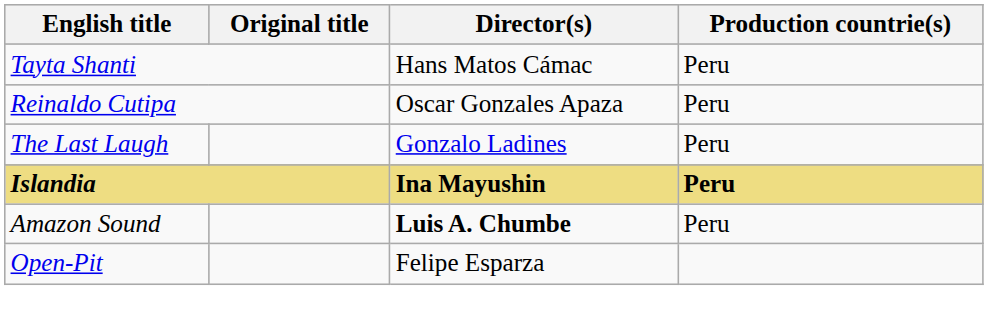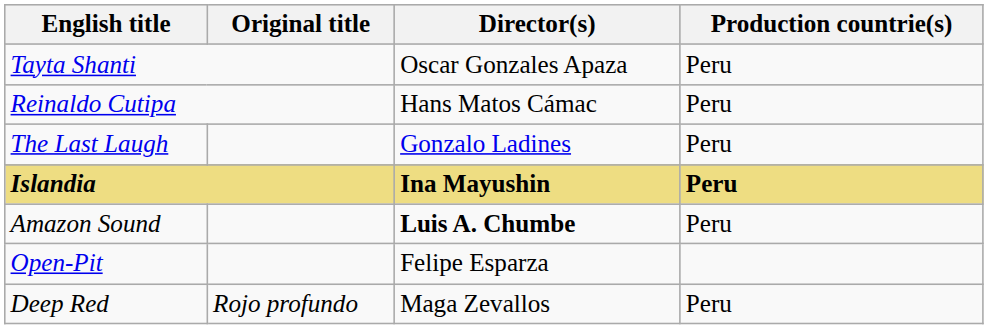(494, 64) Hans Matos Cámac -> (514, 64) Oscar Gonzales Apaza
(509, 104) Oscar Gonzales Apaza -> (499, 104) Hans Matos Cámac
+ row: (60, 303)
